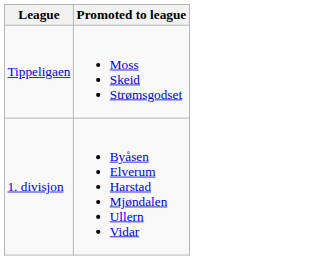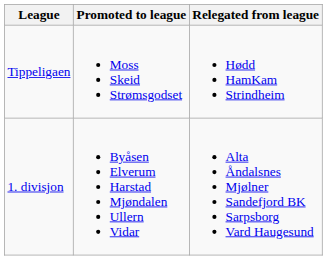+ column: (256, 15)
